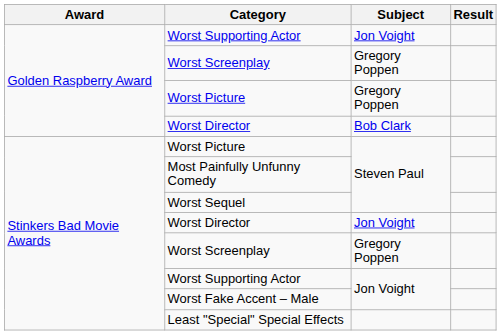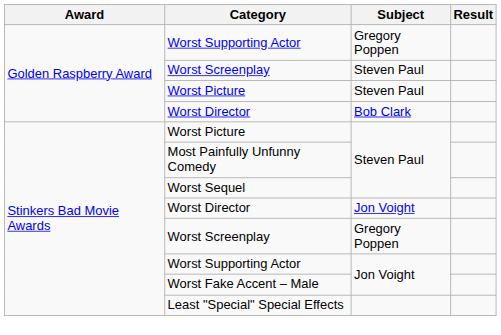(384, 35) Jon Voight -> (377, 42) Gregory Poppen
(377, 63) Gregory Poppen -> (389, 70) Steven Paul
(377, 98) Gregory Poppen -> (389, 91) Steven Paul
